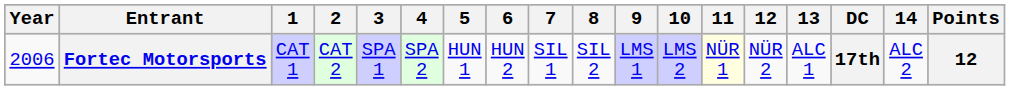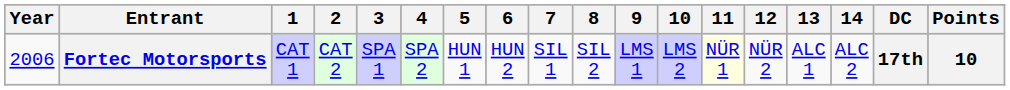columns swapped: (906, 20) <-> (857, 20)
(966, 59) 12 -> (966, 59) 10
